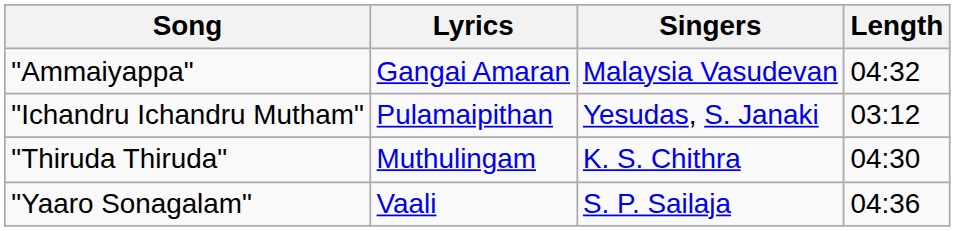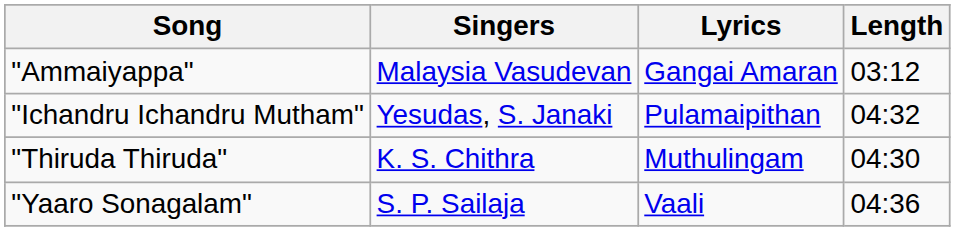columns swapped: (710, 26) <-> (473, 26)
(885, 70) 04:32 -> (885, 70) 03:12
(885, 114) 03:12 -> (885, 114) 04:32
